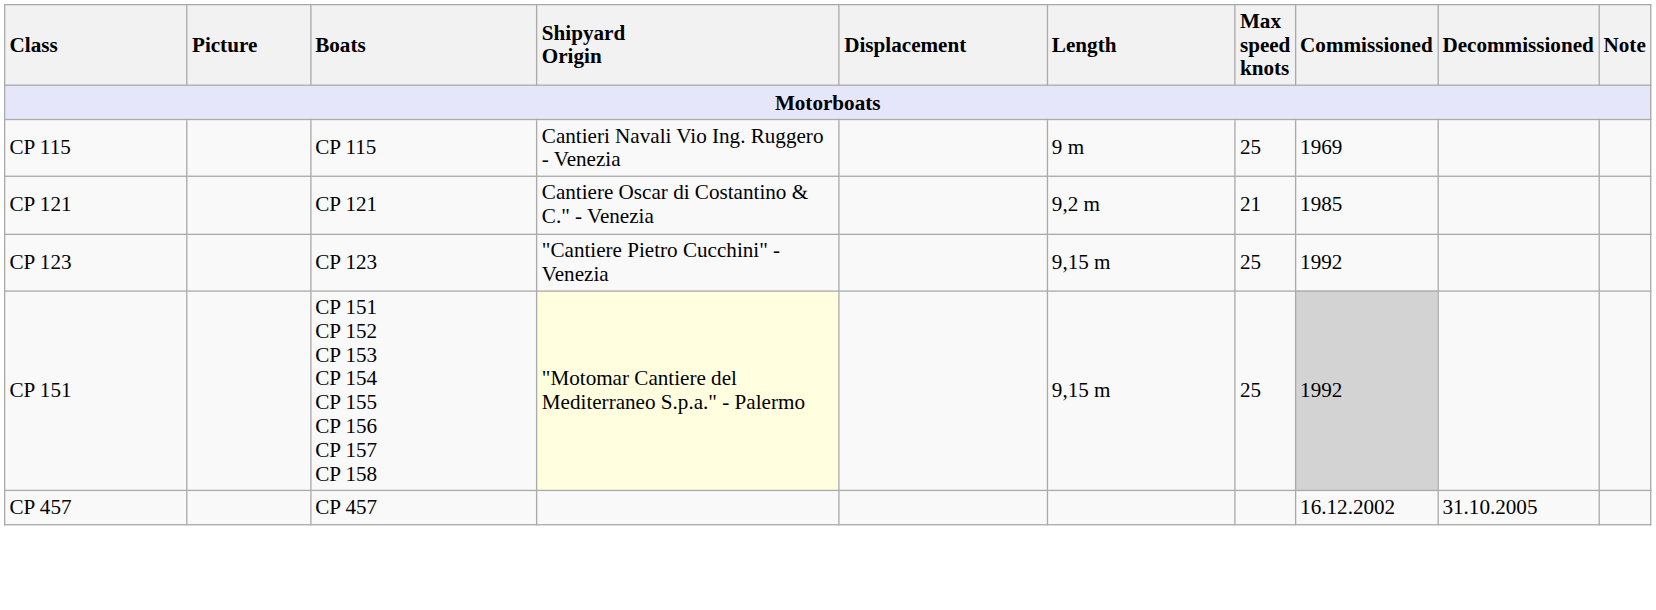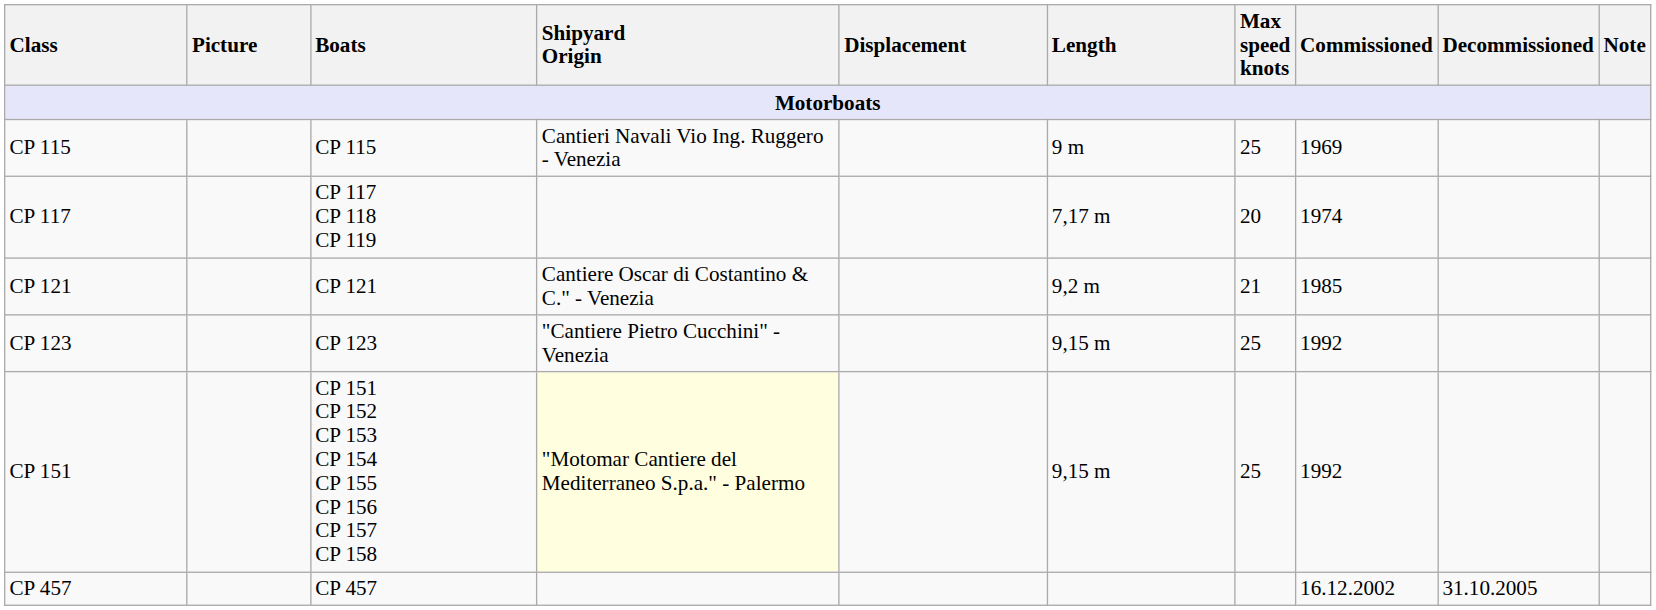+ row: (40, 216)
(1321, 390) lightgrey background -> (1321, 471) no background
